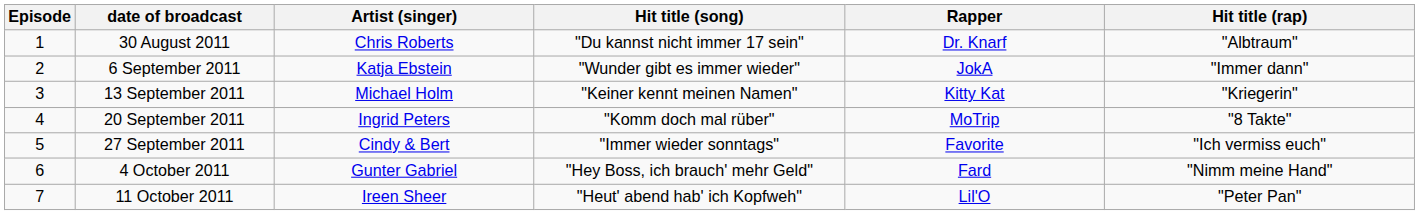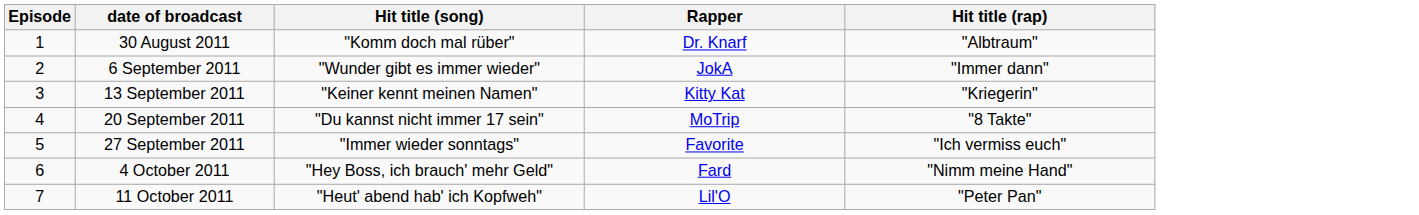- column: (404, 17)
(689, 42) "Du kannst nicht immer 17 sein" -> (429, 42) "Komm doch mal rüber"
(689, 119) "Komm doch mal rüber" -> (429, 119) "Du kannst nicht immer 17 sein"
